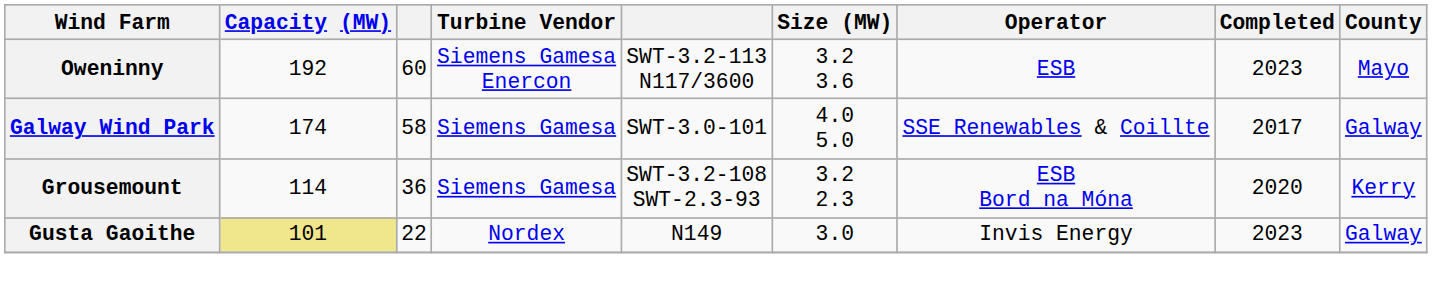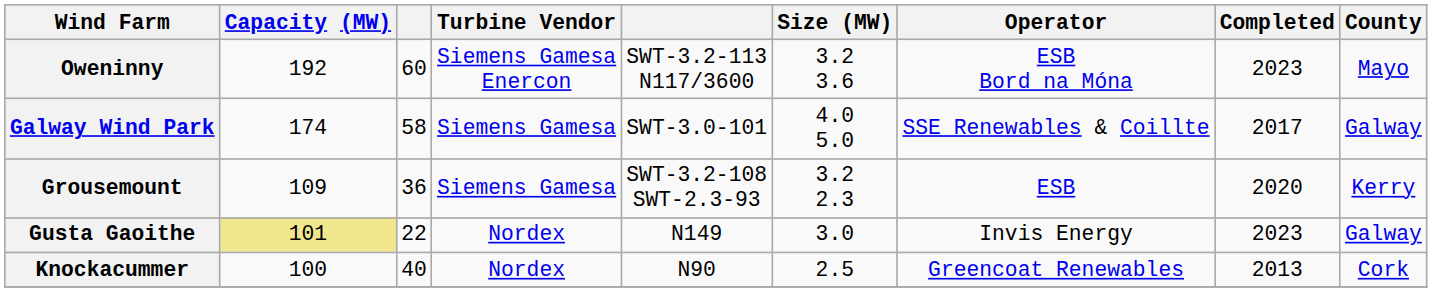(1056, 69) ESB -> (1056, 69) ESB Bord na Móna
(308, 188) 114 -> (308, 188) 109
(1056, 188) ESB Bord na Móna -> (1056, 188) ESB
+ row: (112, 270)
